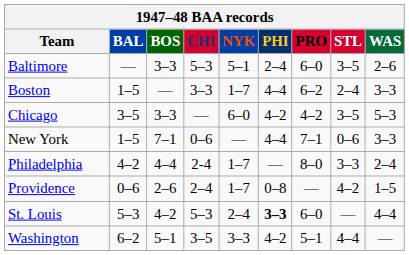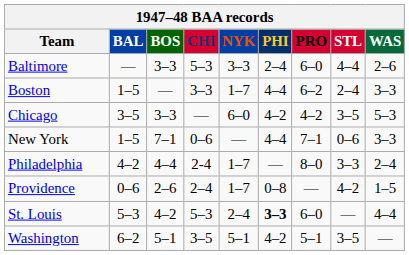(239, 66) 5–1 -> (239, 66) 3–3
(348, 66) 3–5 -> (348, 66) 4–4
(239, 238) 3–3 -> (239, 238) 5–1
(348, 238) 4–4 -> (348, 238) 3–5
